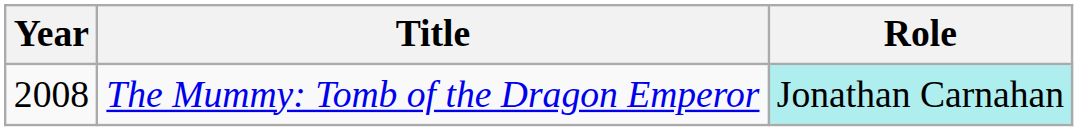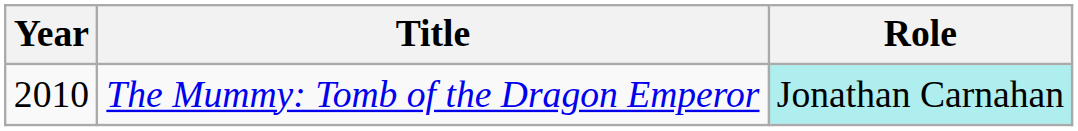(51, 93) 2008 -> (51, 93) 2010
